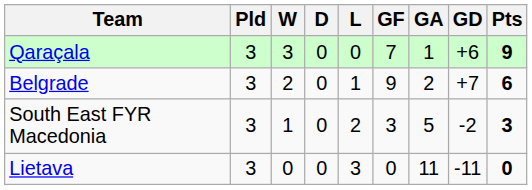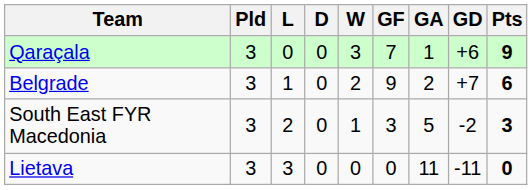columns swapped: (288, 20) <-> (356, 20)
